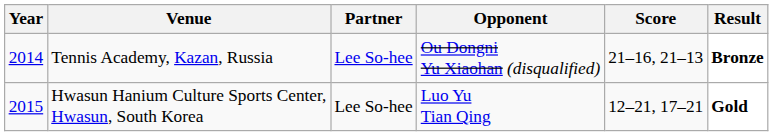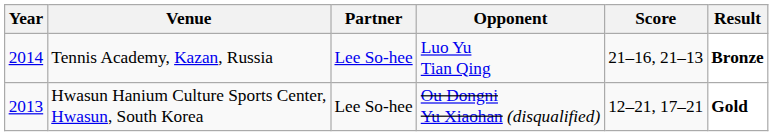(510, 57) Ou Dongni Yu Xiaohan (disqualified) -> (456, 57) Luo Yu Tian Qing
(26, 106) 2015 -> (26, 106) 2013
(456, 106) Luo Yu Tian Qing -> (510, 106) Ou Dongni Yu Xiaohan (disqualified)
